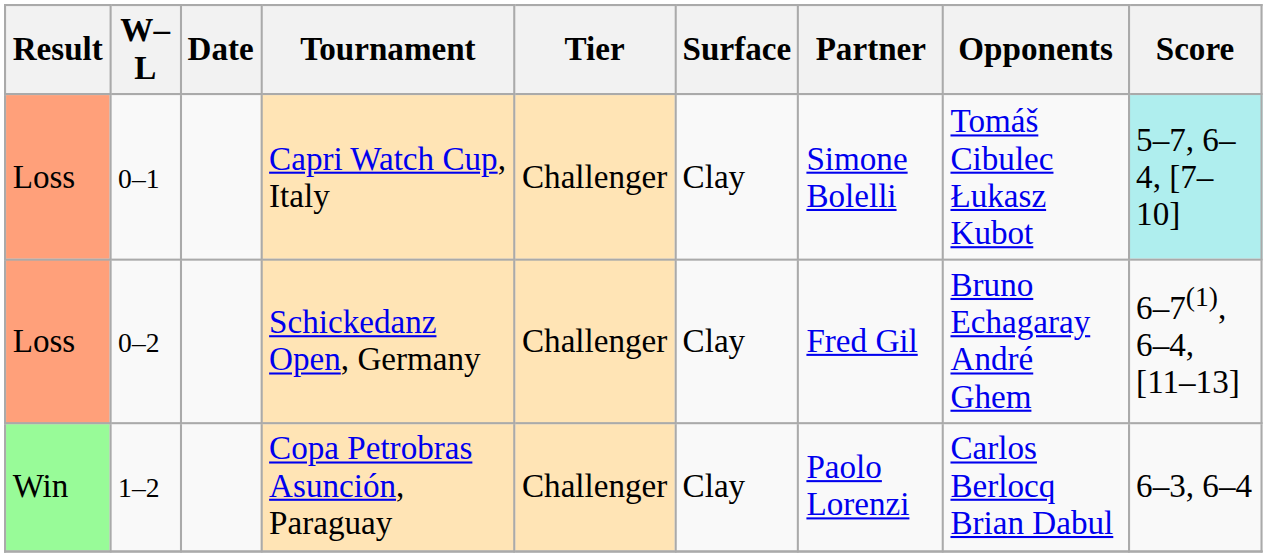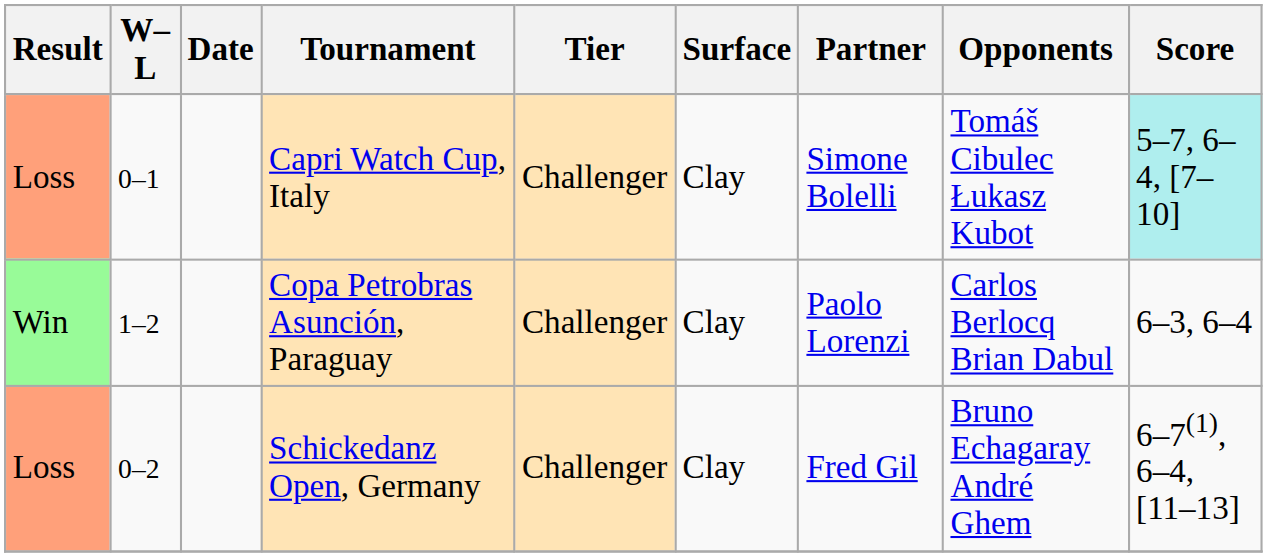rows swapped: (375, 340) <-> (371, 486)
